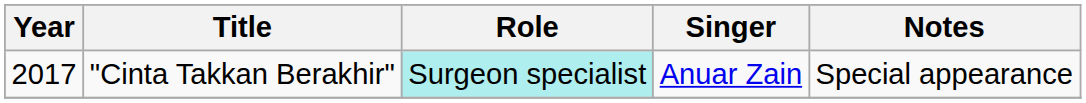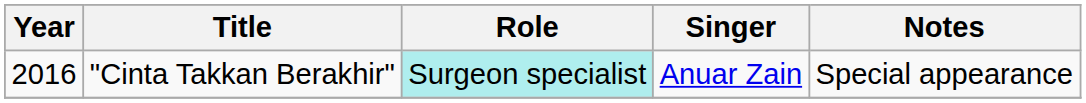(44, 73) 2017 -> (44, 73) 2016
